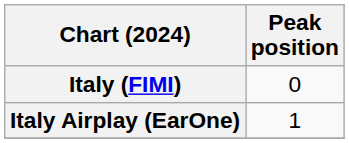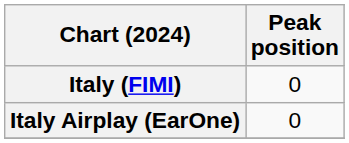(295, 120) 1 -> (295, 120) 0
